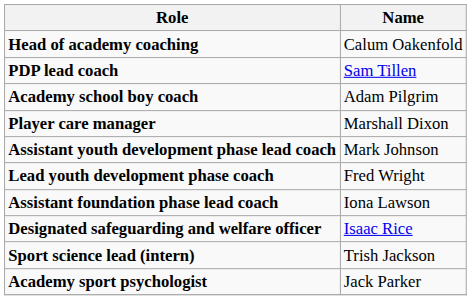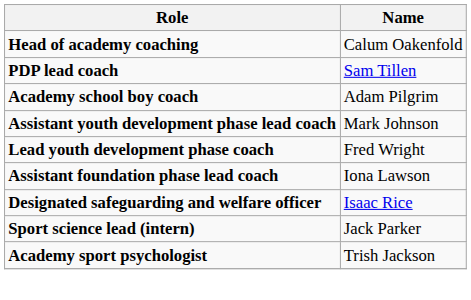- row: (82, 123)
(389, 255) Trish Jackson -> (382, 228) Jack Parker
(382, 281) Jack Parker -> (389, 255) Trish Jackson
